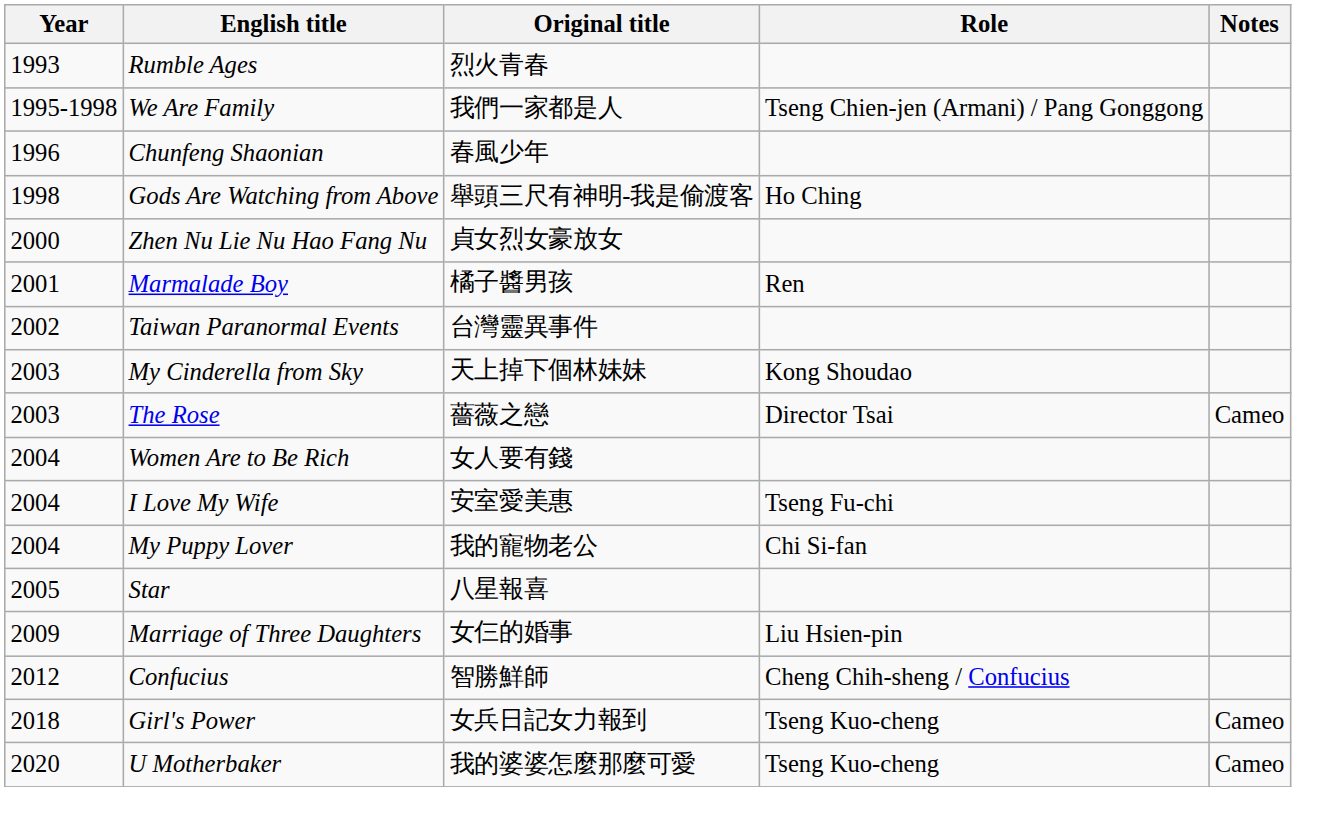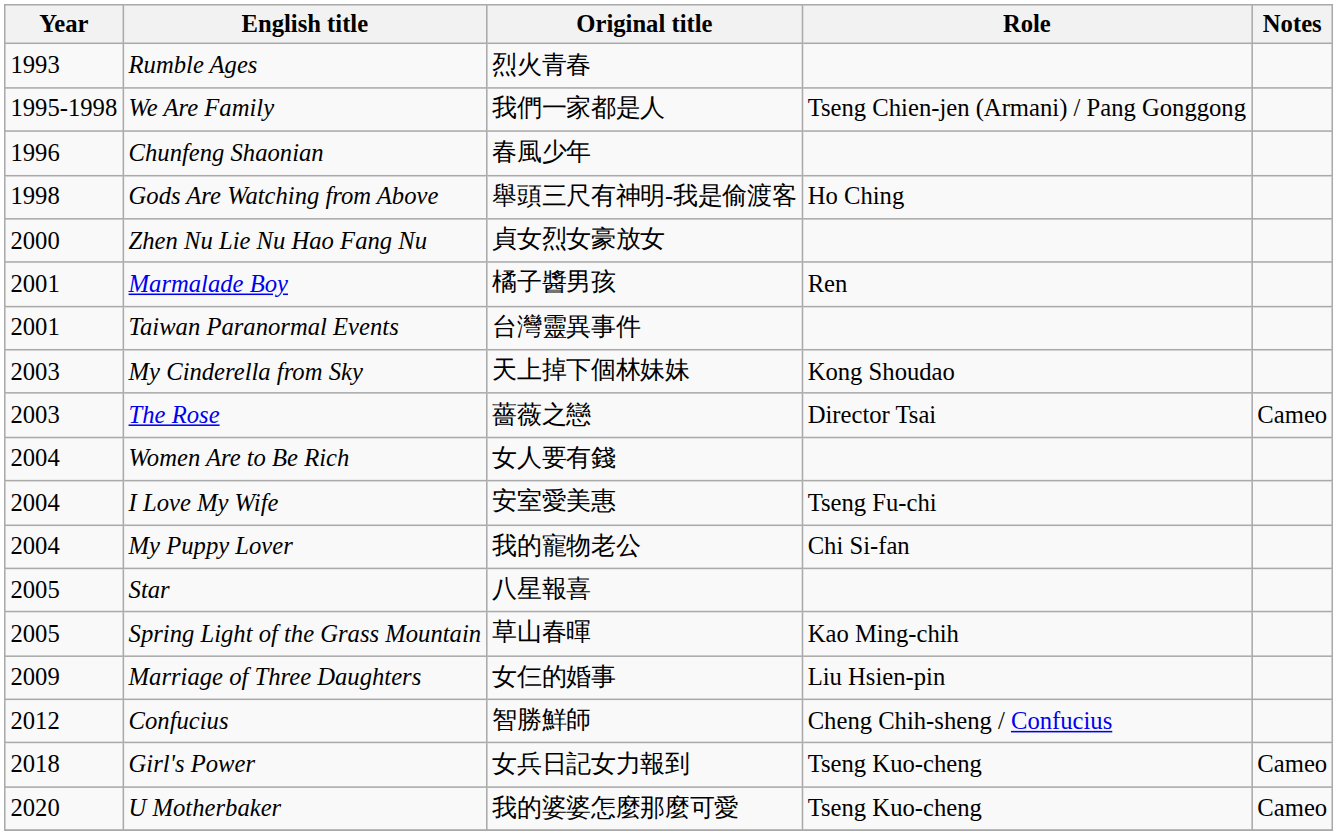(35, 327) 2002 -> (35, 327) 2001
+ row: (305, 633)
